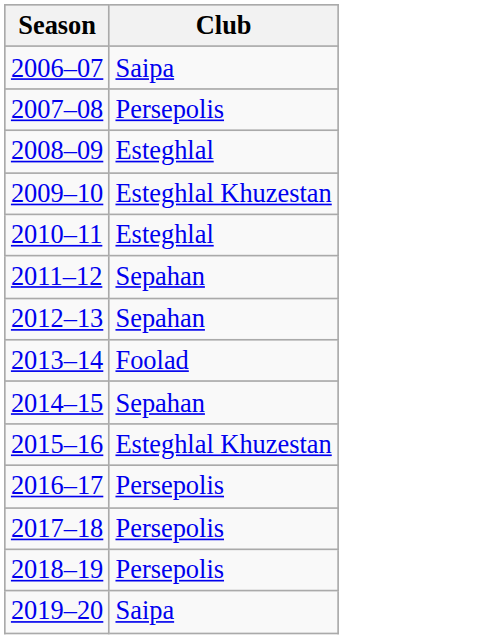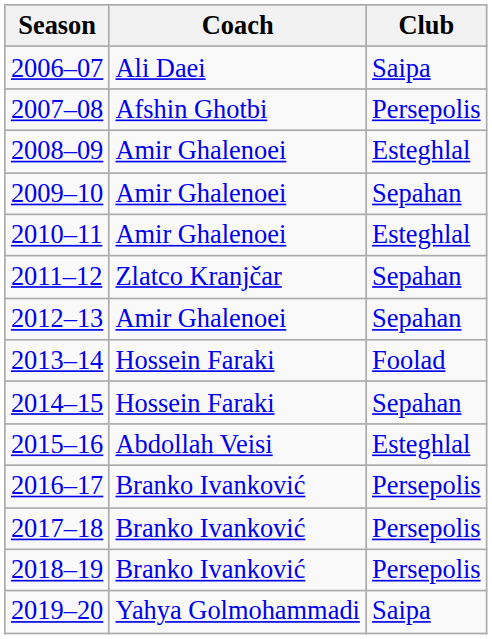+ column: (238, 25)
(224, 192) Esteghlal Khuzestan -> (417, 192) Sepahan
(224, 444) Esteghlal Khuzestan -> (421, 444) Esteghlal
